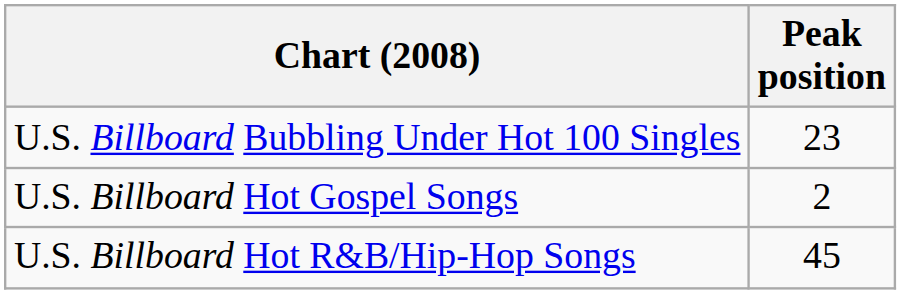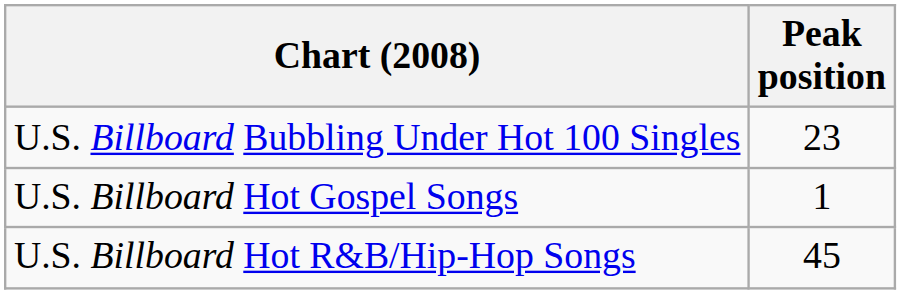(822, 196) 2 -> (822, 196) 1
